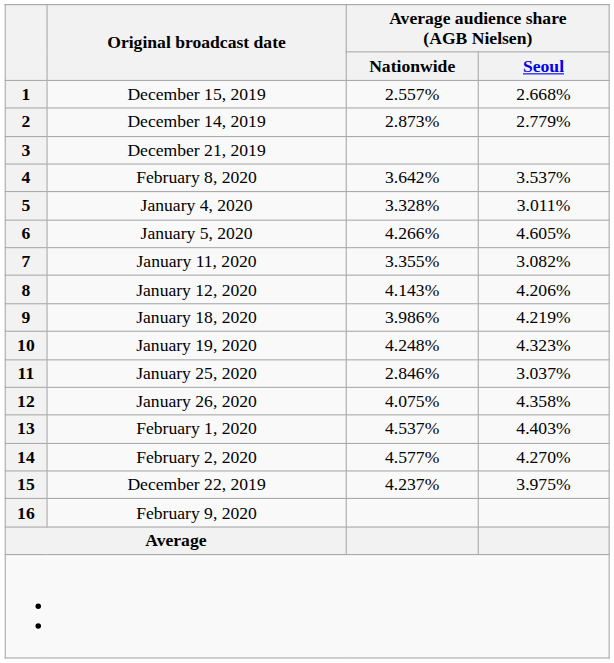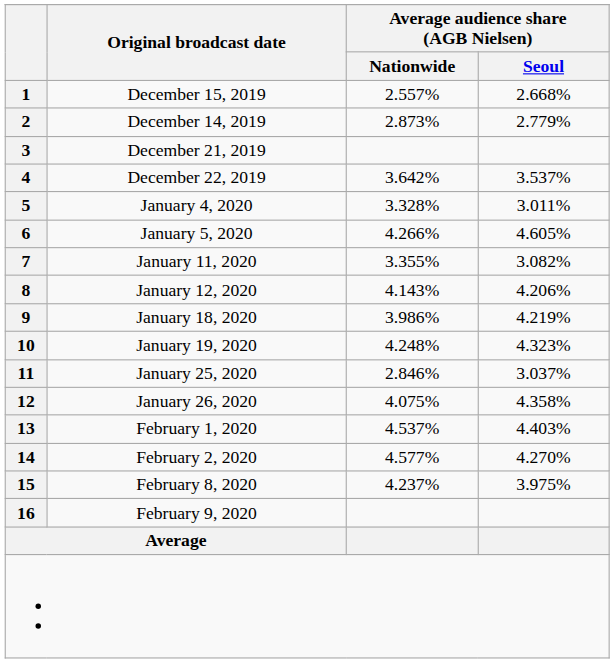(197, 177) February 8, 2020 -> (197, 177) December 22, 2019
(197, 484) December 22, 2019 -> (197, 484) February 8, 2020
